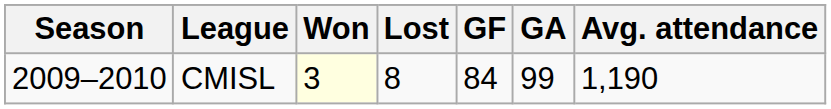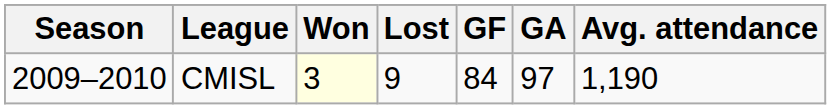(392, 77) 8 -> (392, 77) 9
(538, 77) 99 -> (538, 77) 97
